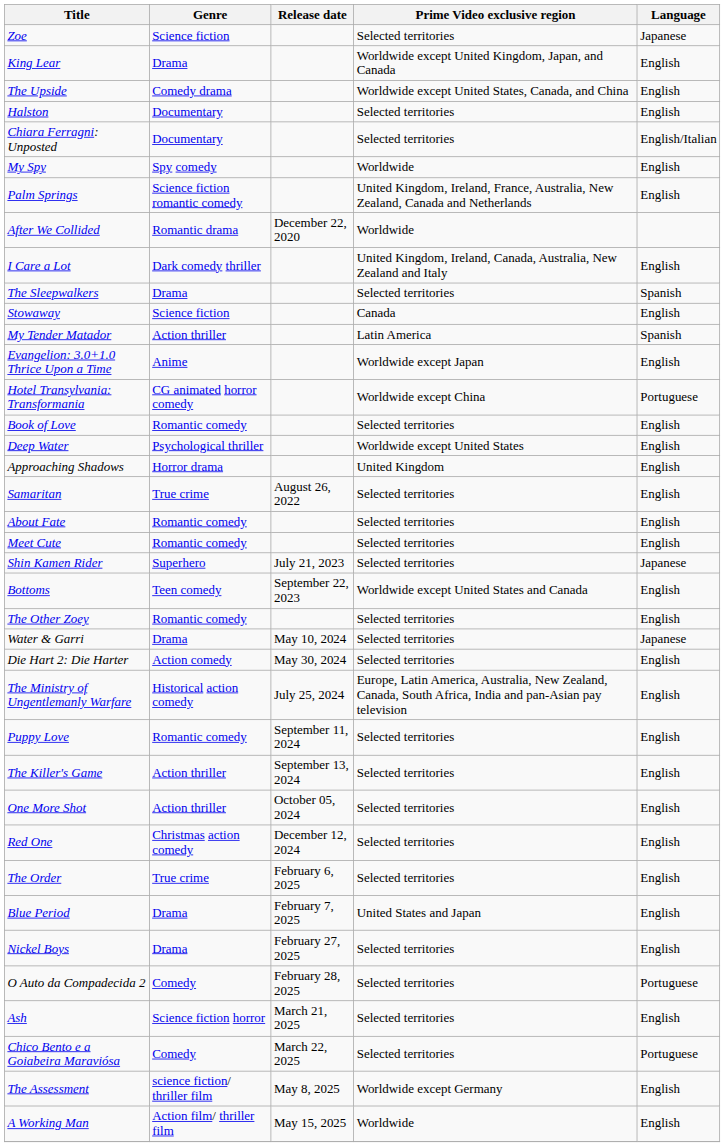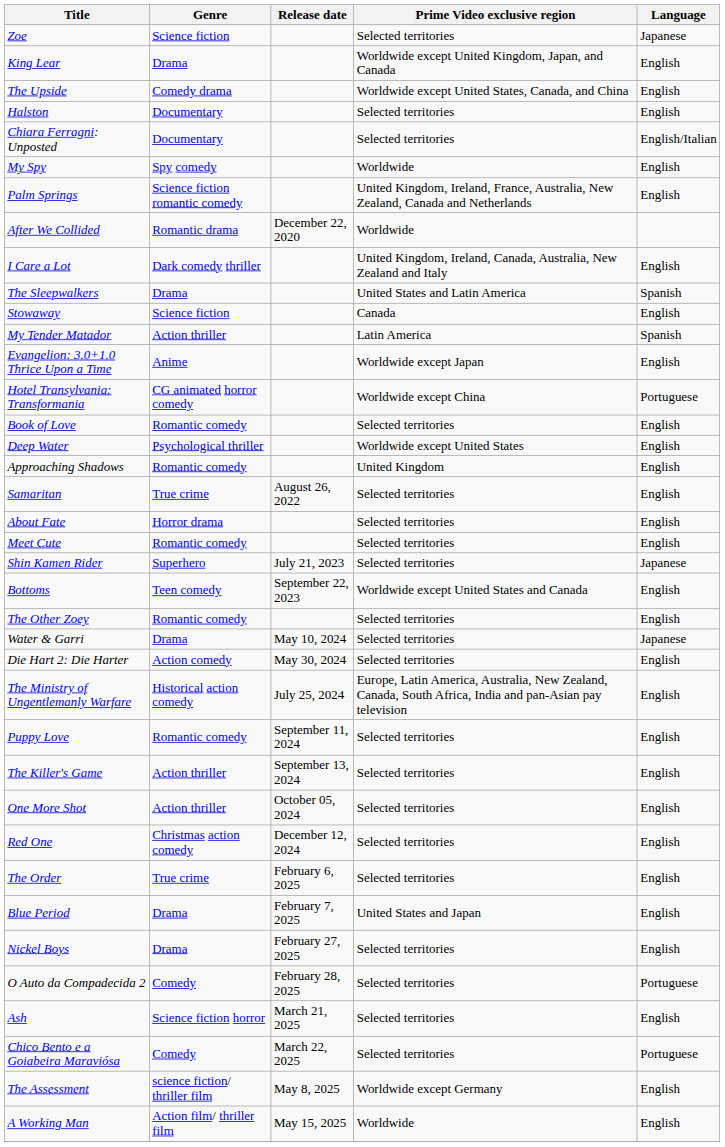(405, 293) Selected territories -> (441, 293) United States and Latin America
(188, 466) Horror drama -> (199, 466) Romantic comedy
(199, 521) Romantic comedy -> (188, 521) Horror drama
